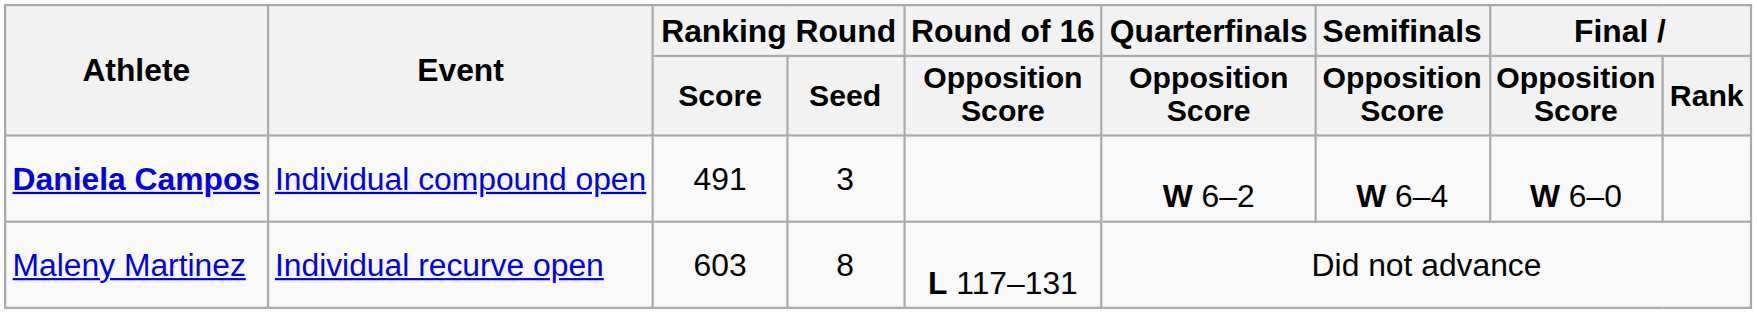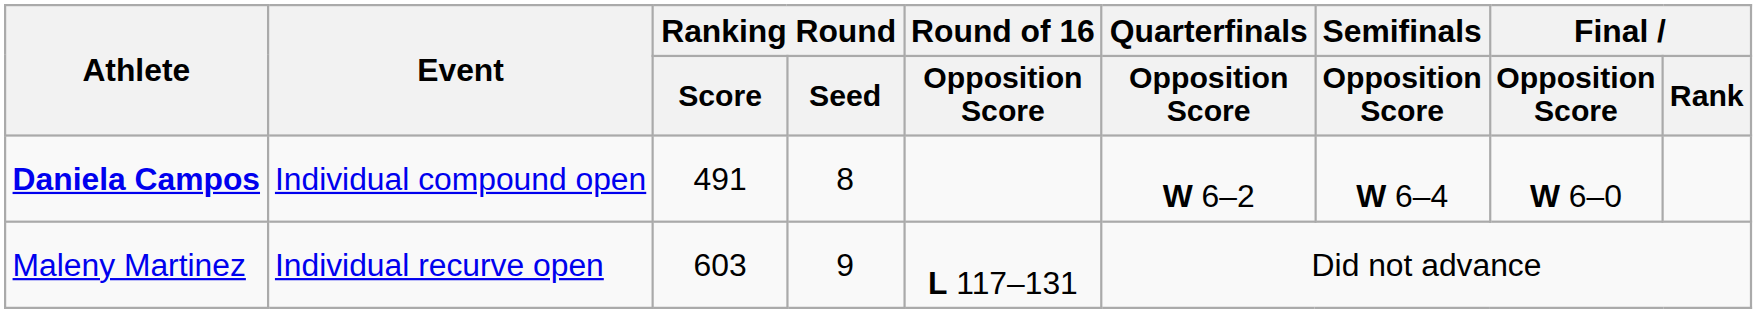(845, 179) 3 -> (845, 179) 8
(845, 265) 8 -> (845, 265) 9
